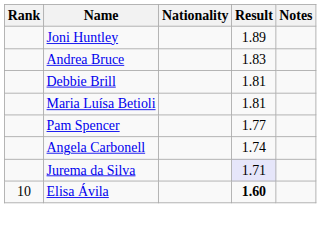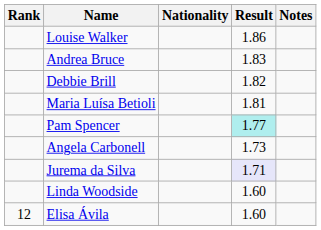- row: (82, 37)
+ row: (87, 37)
(254, 81) 1.81 -> (254, 81) 1.82
(254, 125) no background -> (254, 125) paleturquoise background
(254, 147) 1.74 -> (254, 147) 1.73
+ row: (92, 192)
(24, 192) 10 -> (24, 214) 12
(254, 192) bold -> (254, 214) normal
